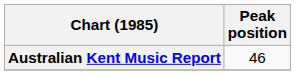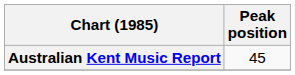(257, 57) 46 -> (257, 57) 45
